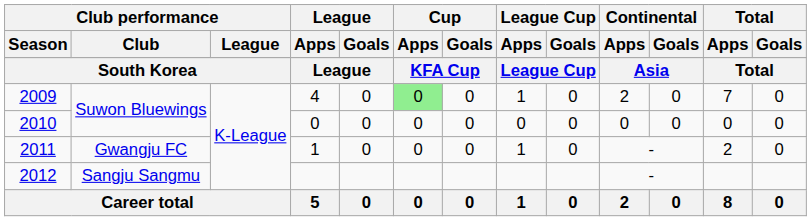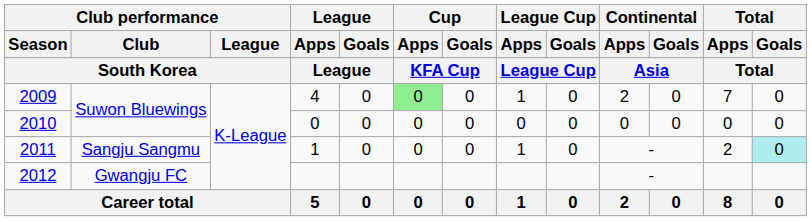(141, 149) Gwangju FC -> (141, 149) Sangju Sangmu
(779, 149) no background -> (779, 149) paleturquoise background
(141, 176) Sangju Sangmu -> (141, 176) Gwangju FC
